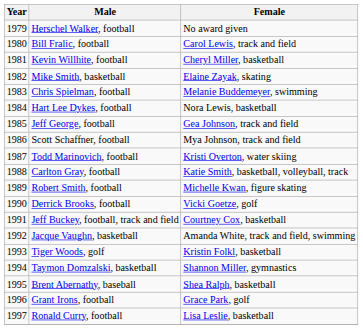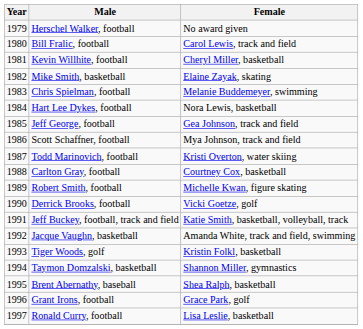(266, 172) Katie Smith, basketball, volleyball, track -> (235, 172) Courtney Cox, basketball
(235, 220) Courtney Cox, basketball -> (266, 220) Katie Smith, basketball, volleyball, track
